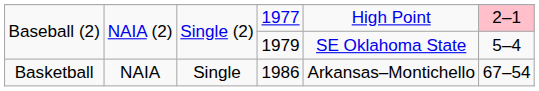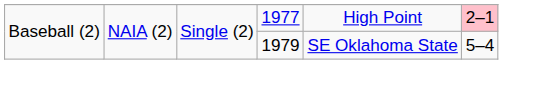- row: (281, 72)
